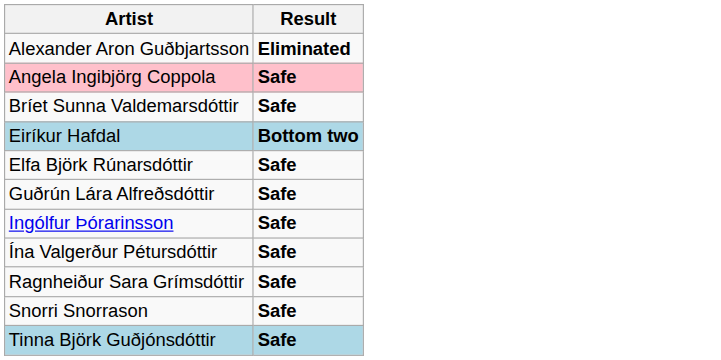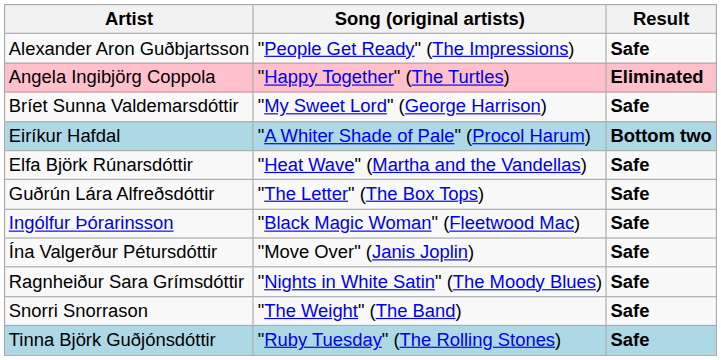+ column: (430, 19)
(304, 48) Eliminated -> (630, 48) Safe
(277, 77) Safe -> (657, 77) Eliminated
